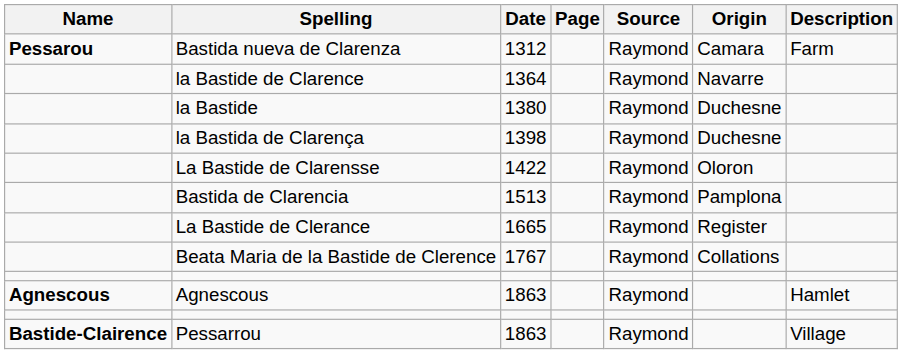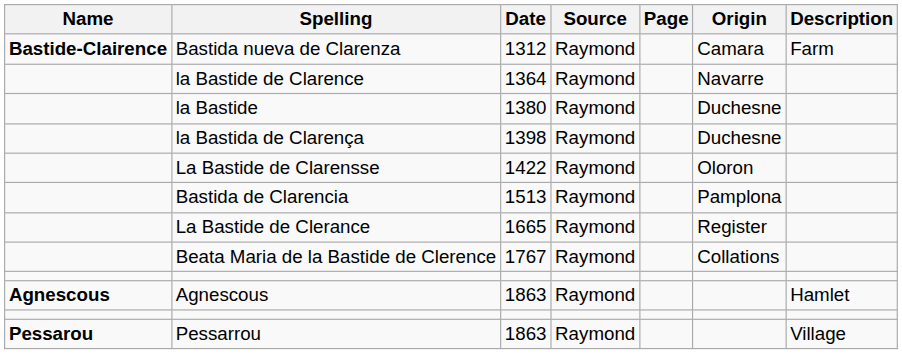columns swapped: (649, 19) <-> (577, 19)
(51, 49) Pessarou -> (88, 49) Bastide-Clairence
(88, 333) Bastide-Clairence -> (51, 333) Pessarou
